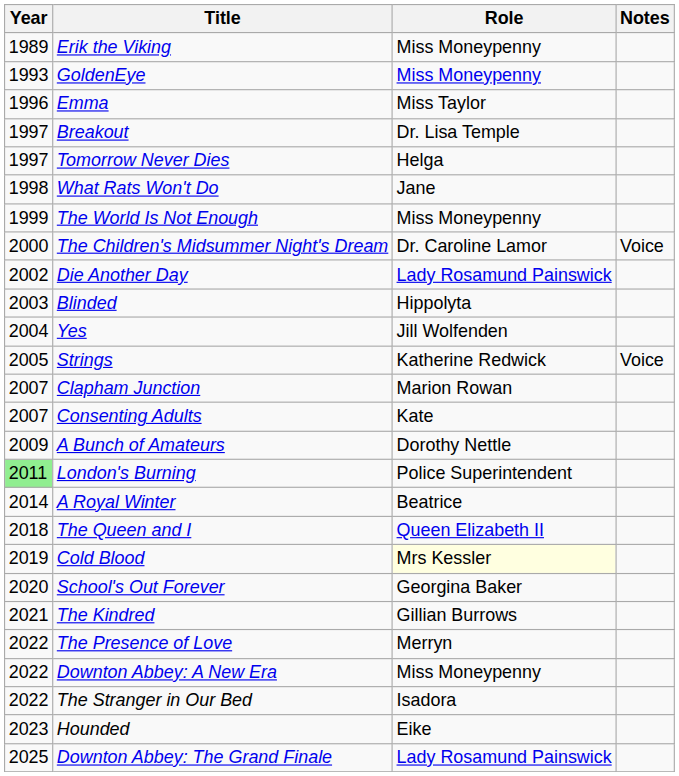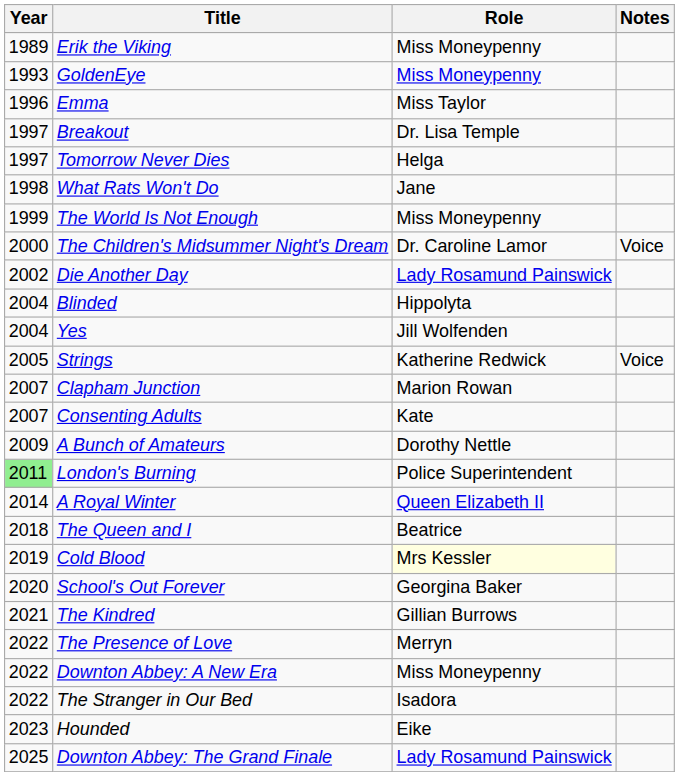(29, 302) 2003 -> (29, 302) 2004
(429, 501) Beatrice -> (470, 501) Queen Elizabeth II
(470, 530) Queen Elizabeth II -> (429, 530) Beatrice
